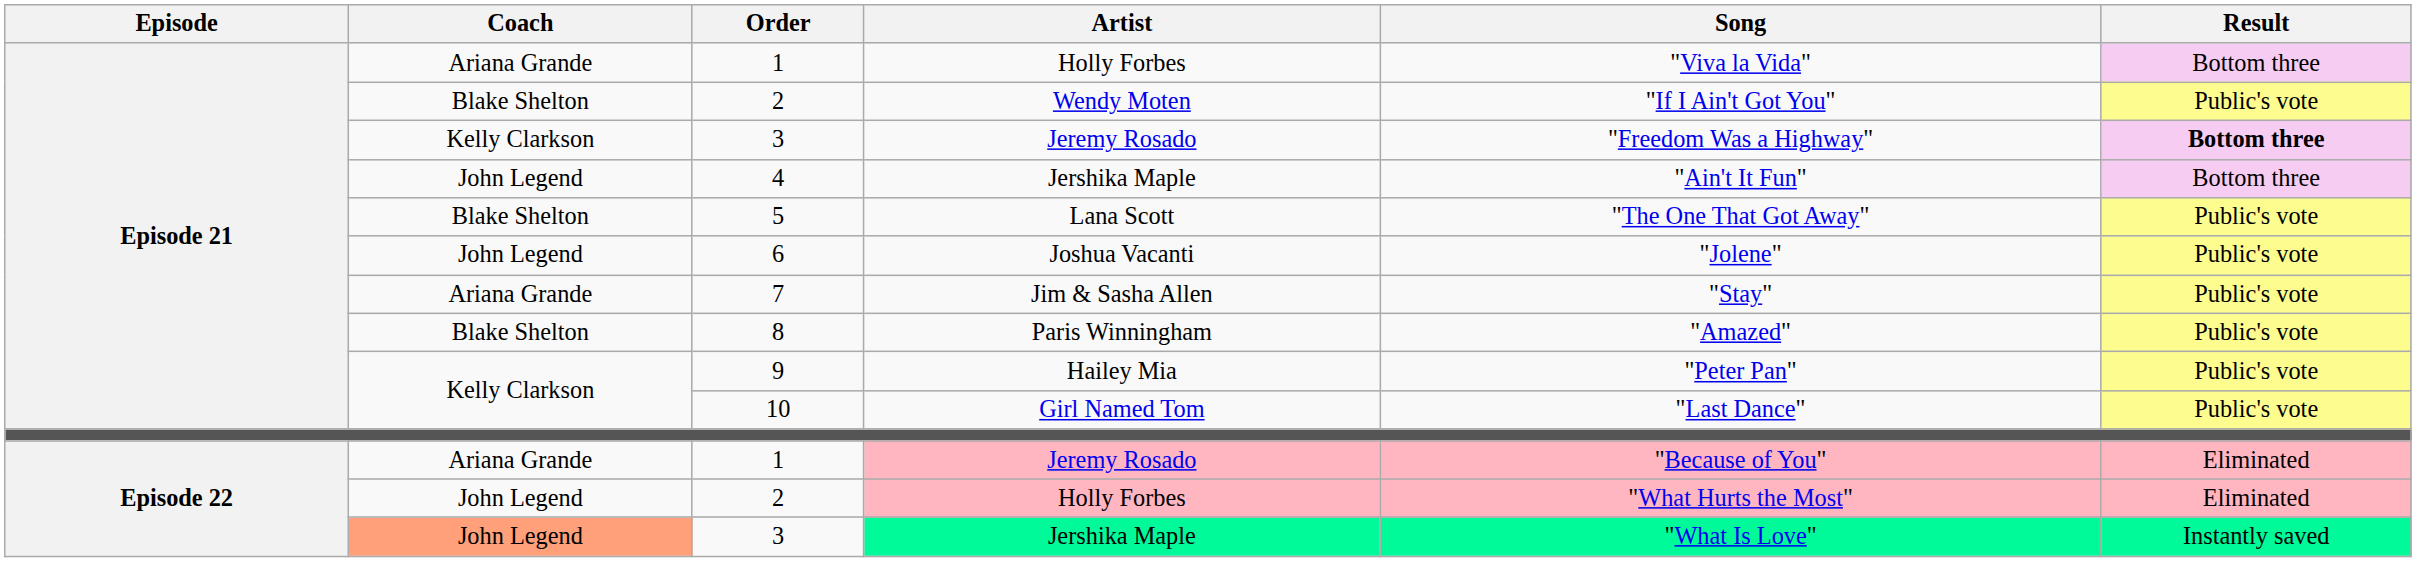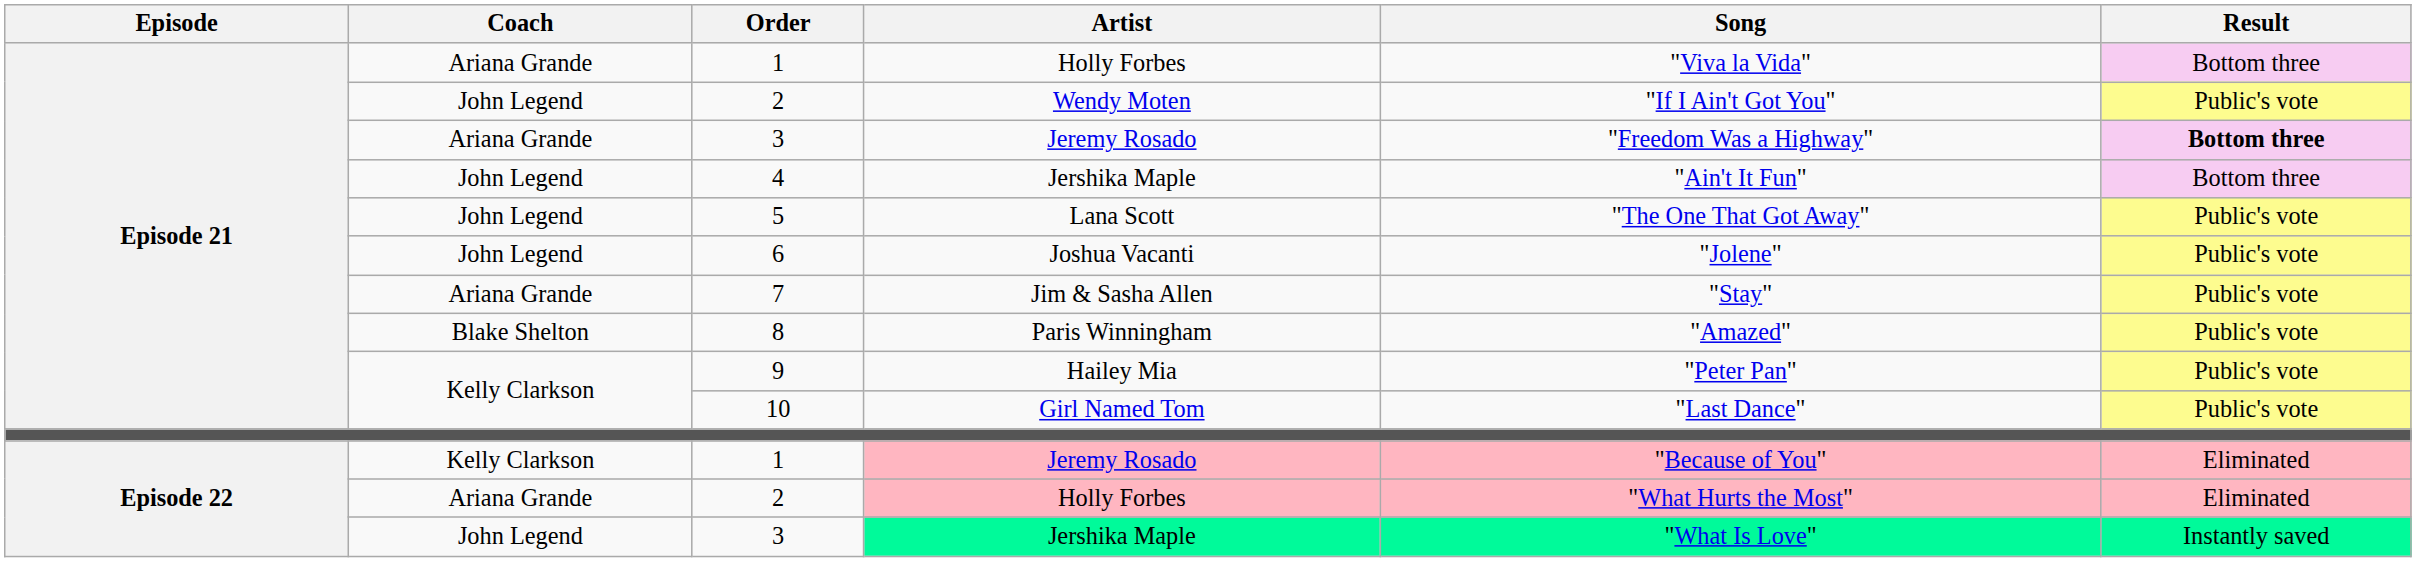(520, 100) Blake Shelton -> (520, 100) John Legend
(520, 139) Kelly Clarkson -> (520, 139) Ariana Grande
(520, 216) Blake Shelton -> (520, 216) John Legend
(520, 459) Ariana Grande -> (520, 459) Kelly Clarkson
(520, 497) John Legend -> (520, 497) Ariana Grande
(520, 536) lightsalmon background -> (520, 536) no background
